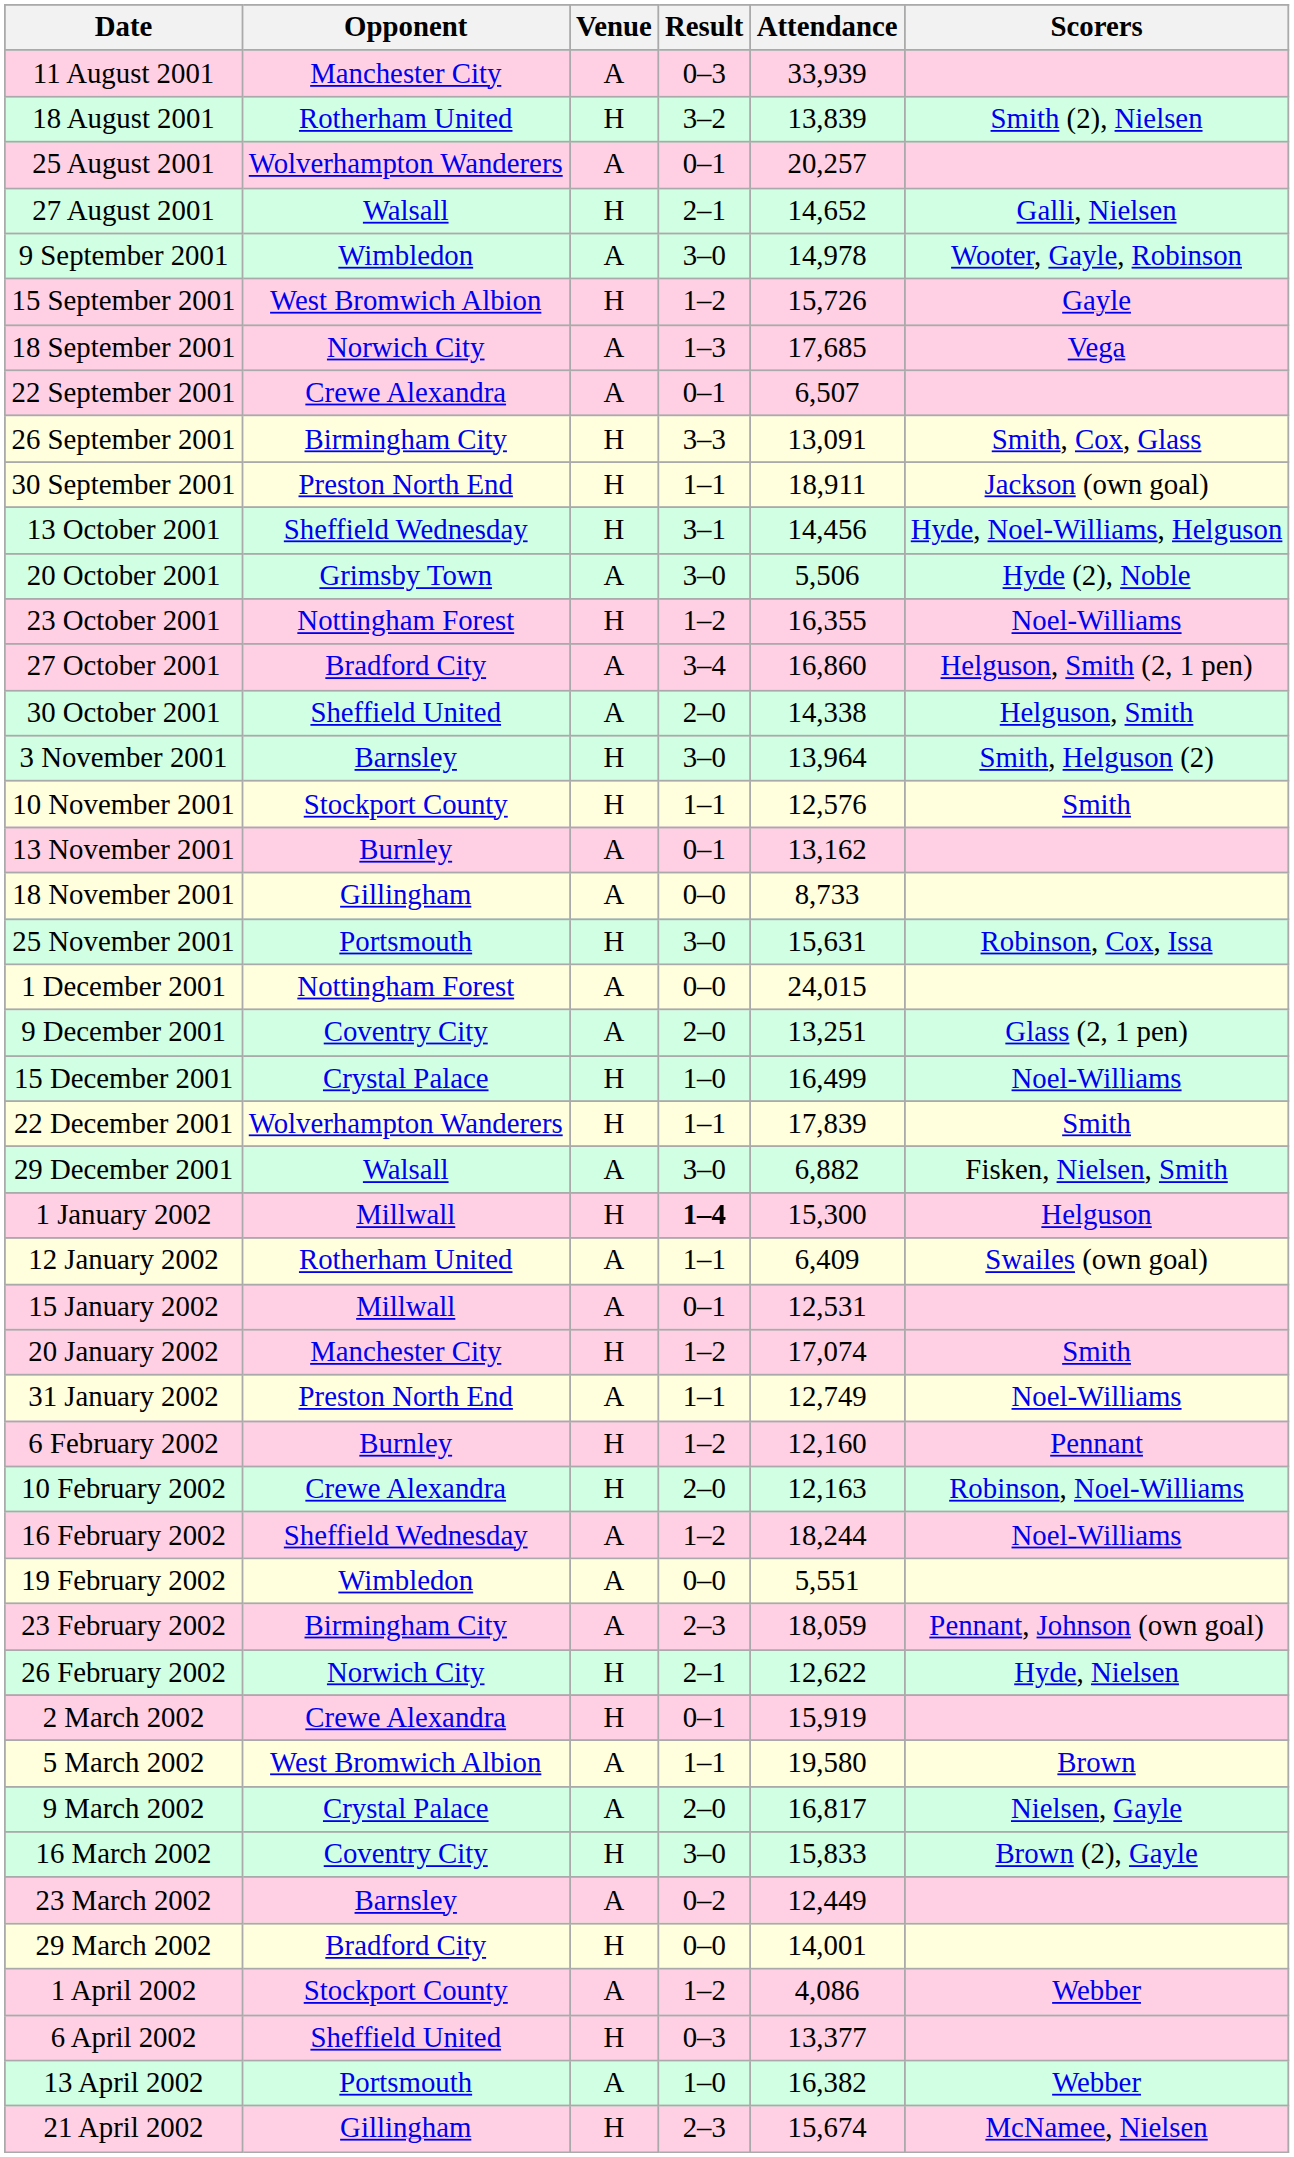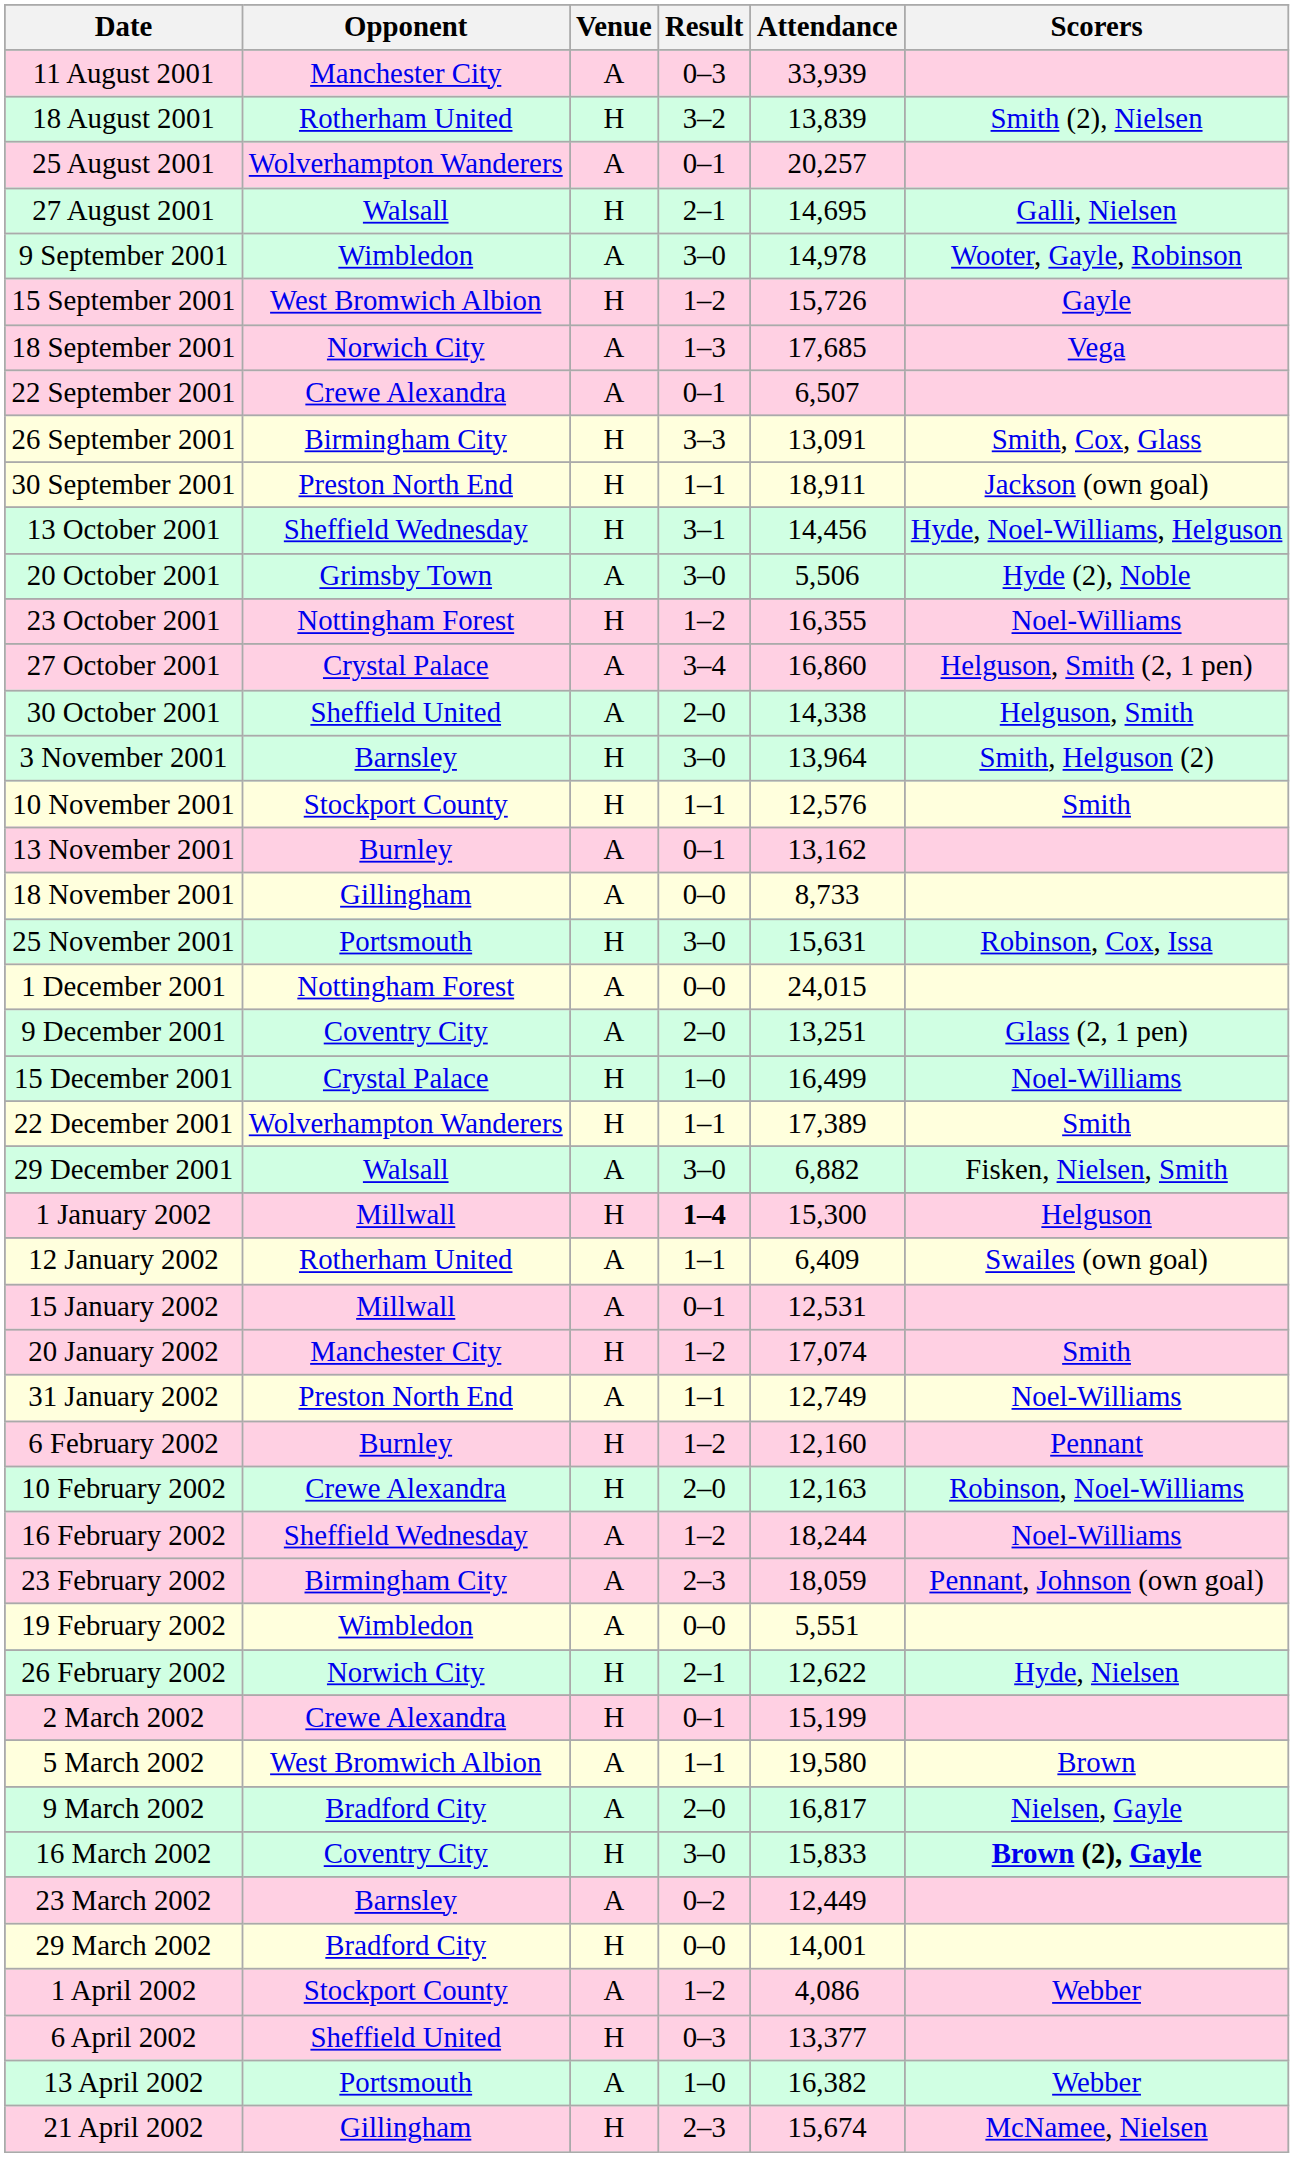(827, 210) 14,652 -> (827, 210) 14,695
(406, 666) Bradford City -> (406, 666) Crystal Palace
(827, 1123) 17,839 -> (827, 1123) 17,389
rows swapped: (124, 1580) <-> (124, 1625)
(827, 1717) 15,919 -> (827, 1717) 15,199
(406, 1808) Crystal Palace -> (406, 1808) Bradford City
(1097, 1854) normal -> (1097, 1854) bold
